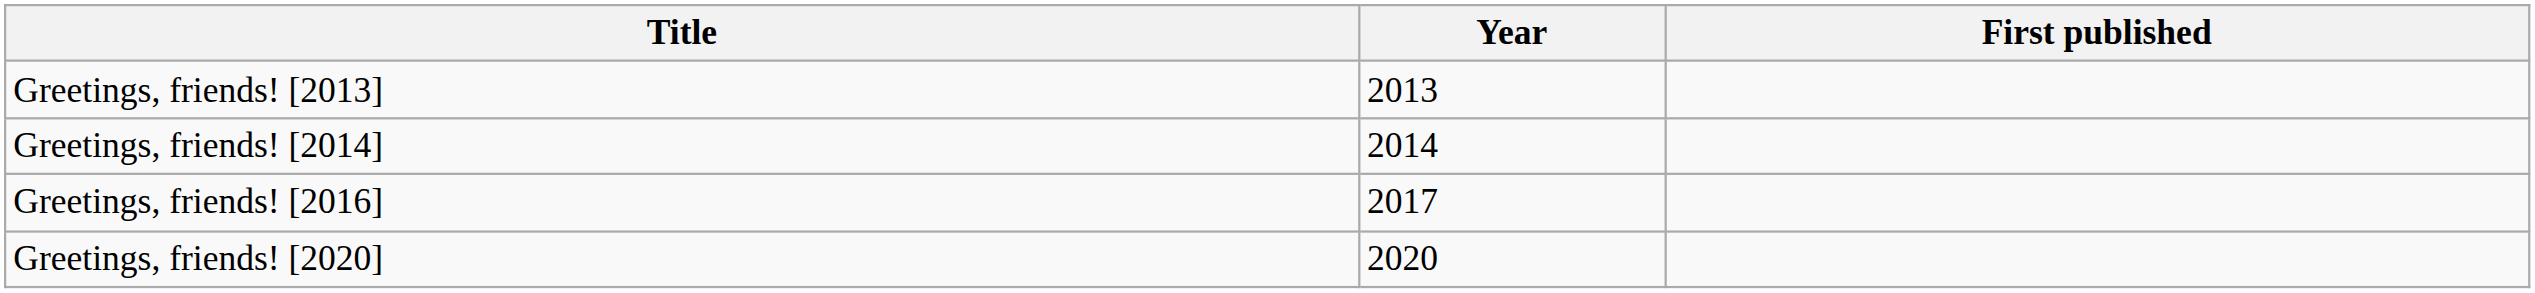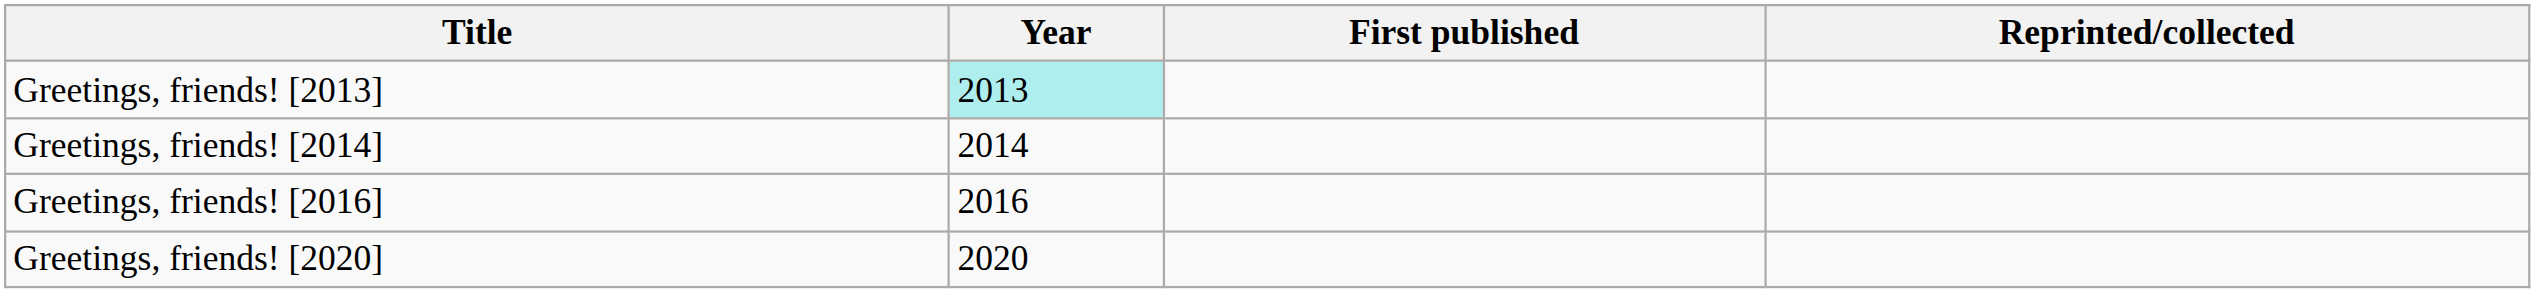+ column: (2147, 32)
(1402, 88) no background -> (993, 88) paleturquoise background
(1402, 201) 2017 -> (993, 201) 2016
